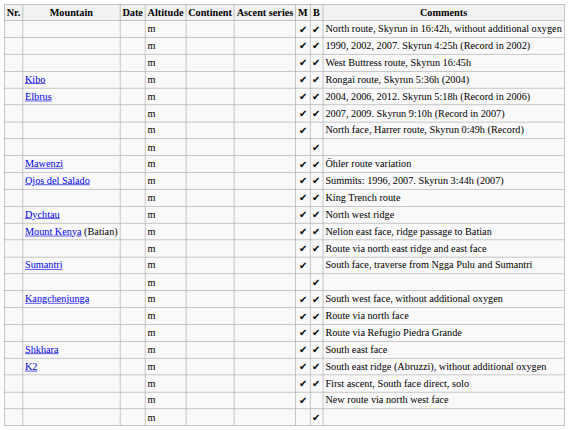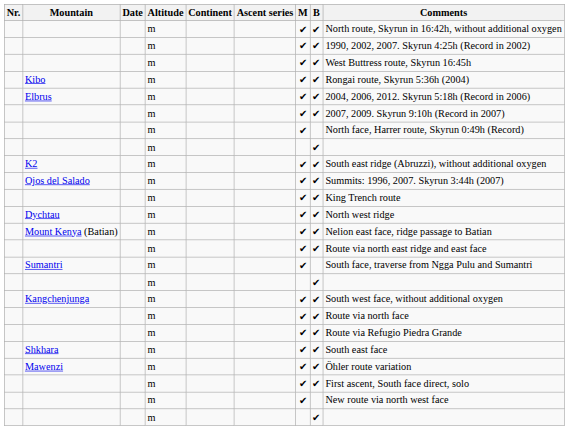rows swapped: (13, 367) <-> (13, 164)
